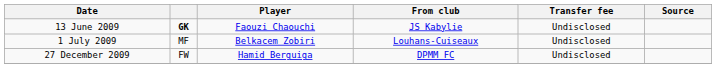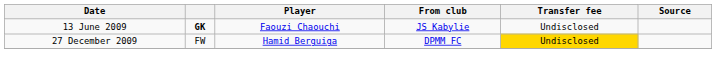- row: (87, 41)
(581, 56) no background -> (570, 41) gold background
